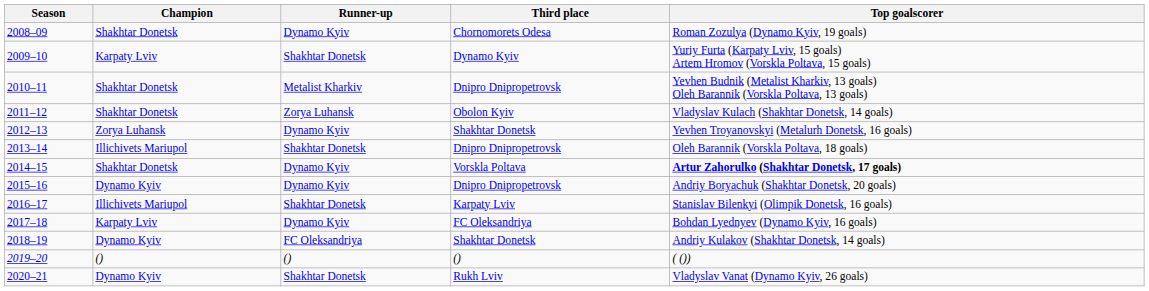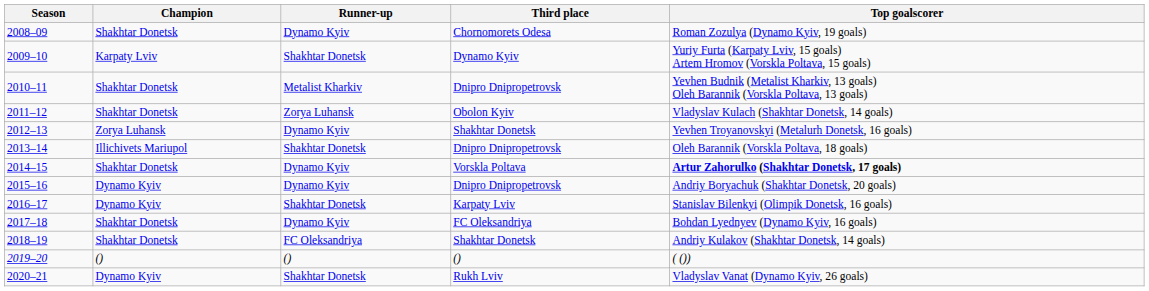(141, 203) Illichivets Mariupol -> (128, 203) Dynamo Kyiv
(126, 222) Karpaty Lviv -> (137, 222) Shakhtar Donetsk
(128, 240) Dynamo Kyiv -> (137, 240) Shakhtar Donetsk
